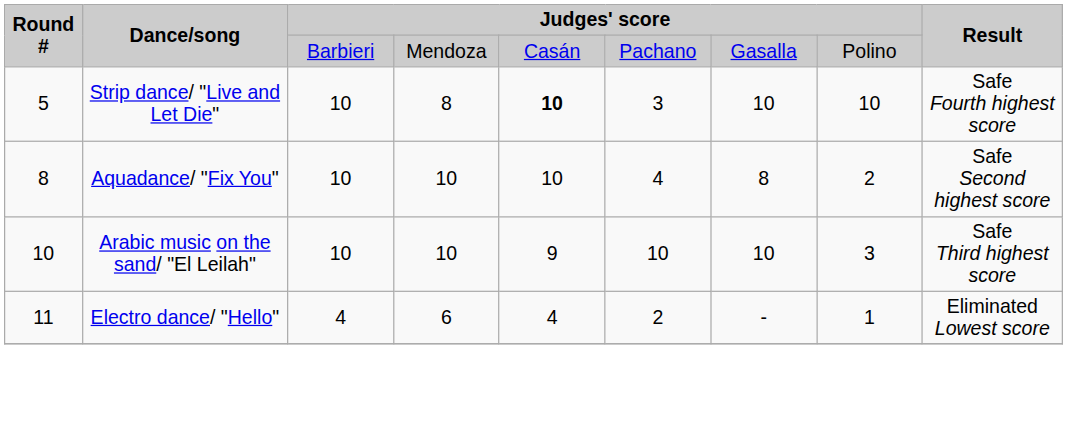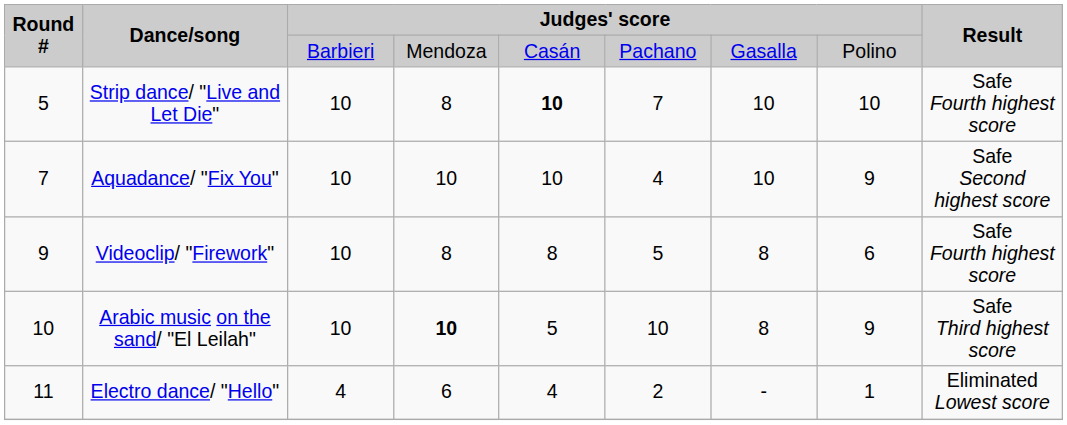(658, 103) 3 -> (658, 103) 7
(43, 178) 8 -> (43, 178) 7
(764, 178) 8 -> (764, 178) 10
(869, 178) 2 -> (869, 178) 9
+ row: (185, 253)
(446, 253) normal -> (446, 328) bold
(552, 253) 9 -> (552, 328) 5
(764, 253) 10 -> (764, 328) 8
(869, 253) 3 -> (869, 328) 9
